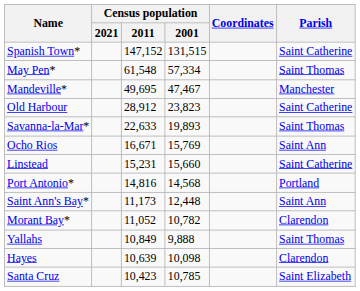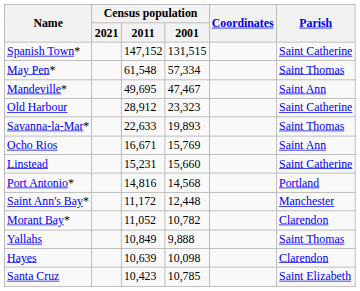(307, 88) Manchester -> (303, 88) Saint Ann
(184, 107) 23,823 -> (184, 107) 23,323
(140, 201) 11,173 -> (140, 201) 11,172
(303, 201) Saint Ann -> (307, 201) Manchester
